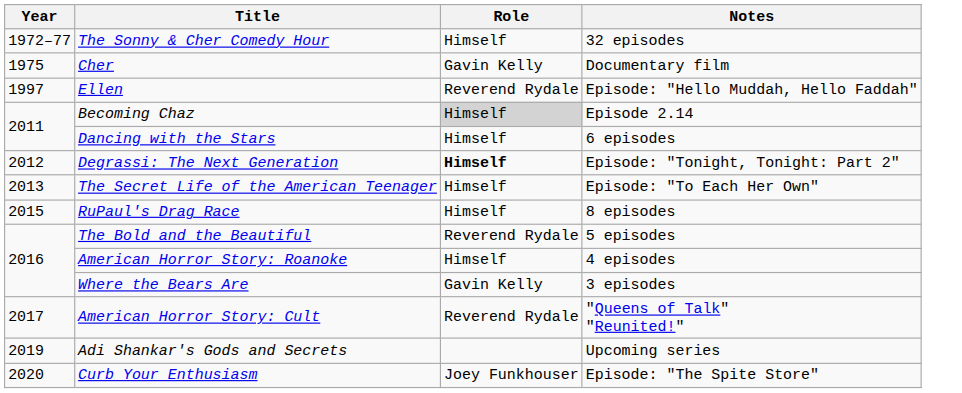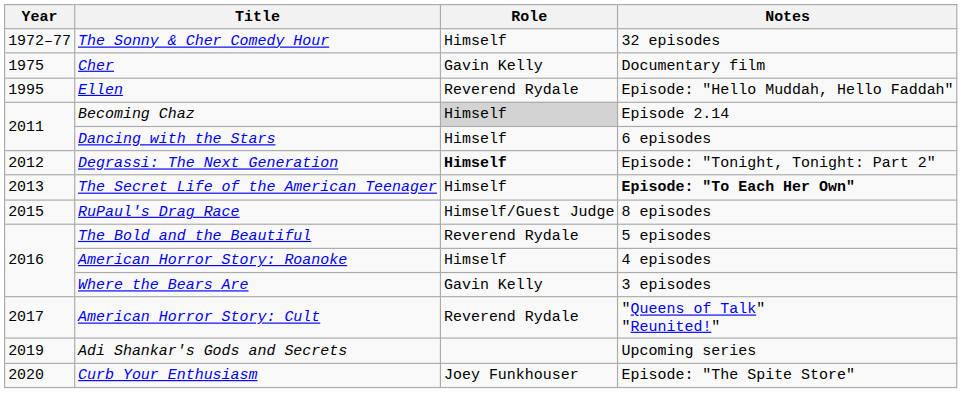(26, 90) 1997 -> (26, 90) 1995
(702, 187) normal -> (738, 187) bold
(475, 212) Himself -> (529, 212) Himself/Guest Judge
